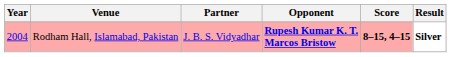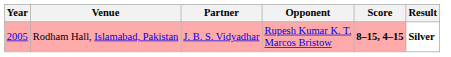(17, 37) 2004 -> (17, 37) 2005
(311, 37) bold -> (308, 37) normal
